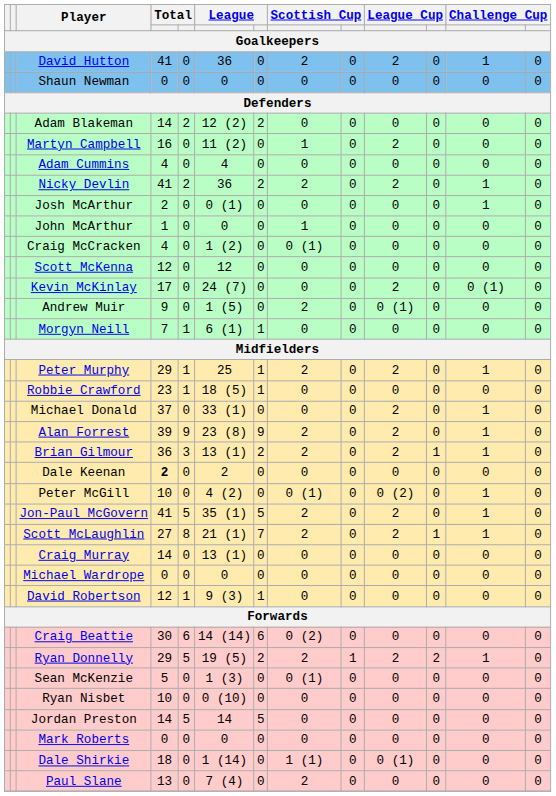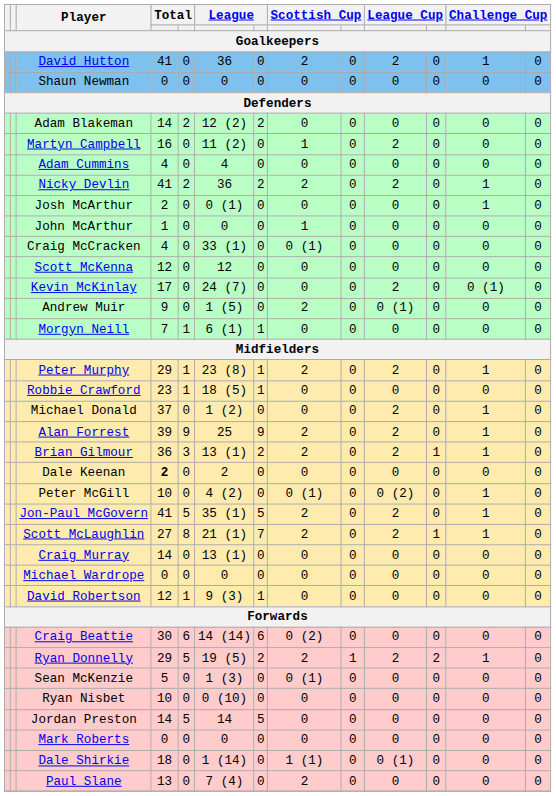(224, 247) 1 (2) -> (224, 247) 33 (1)
(224, 370) 25 -> (224, 370) 23 (8)
(224, 411) 33 (1) -> (224, 411) 1 (2)
(224, 432) 23 (8) -> (224, 432) 25
